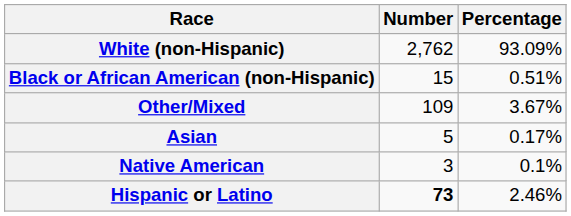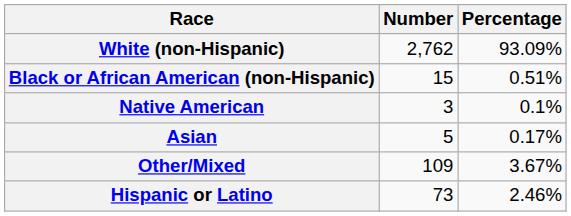rows swapped: (192, 166) <-> (192, 107)
(443, 195) bold -> (443, 195) normal
